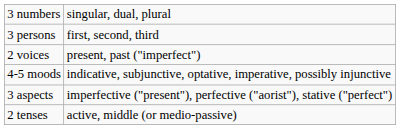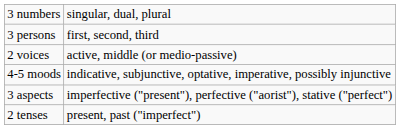(134, 54) present, past ("imperfect") -> (152, 54) active, middle (or medio-passive)
(152, 114) active, middle (or medio-passive) -> (134, 114) present, past ("imperfect")
